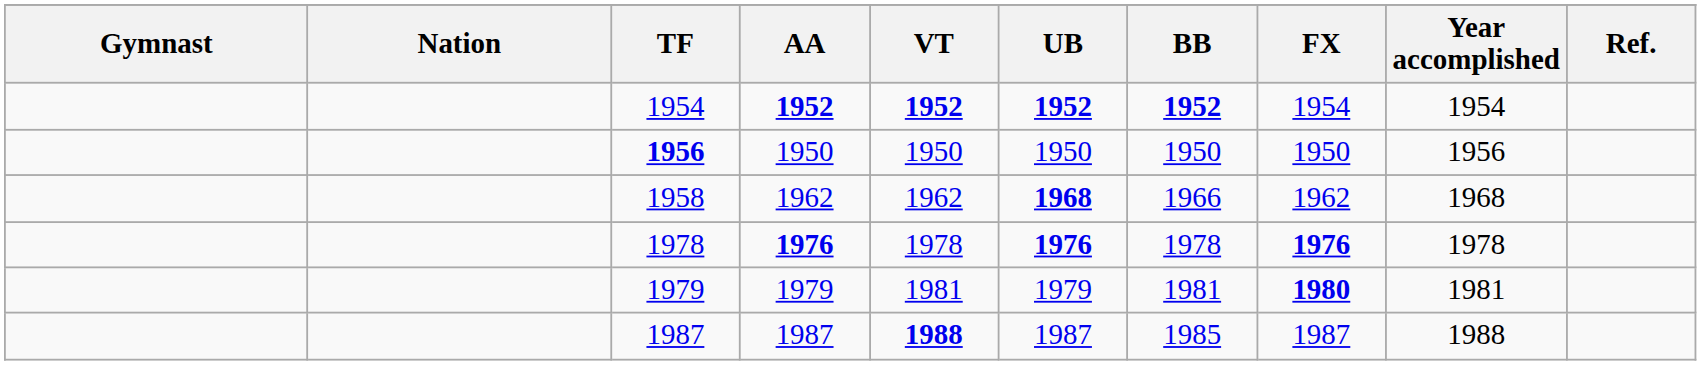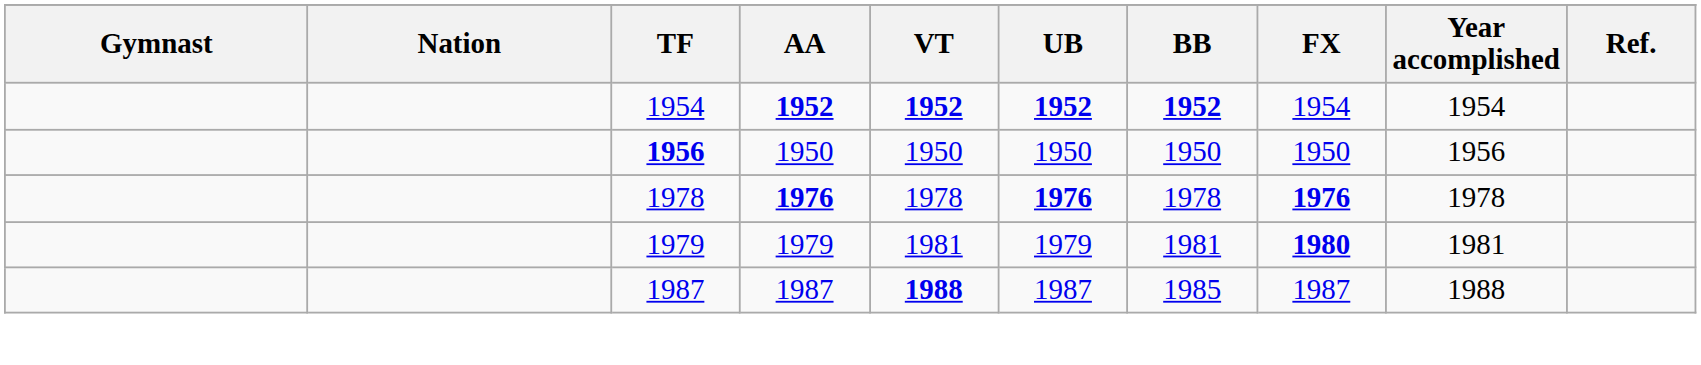- row: (675, 197)
